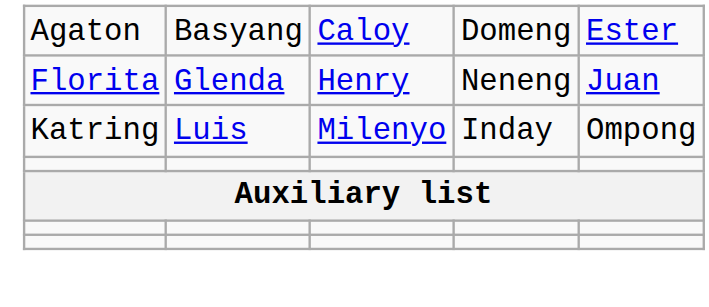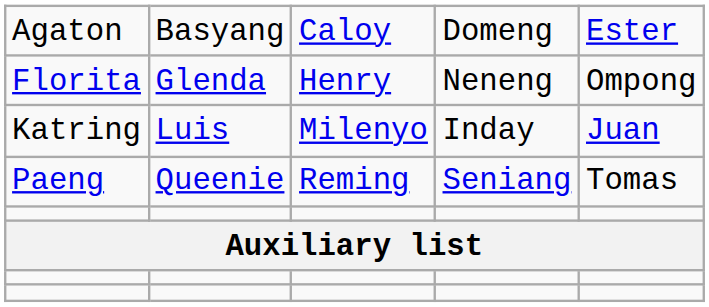(623, 81) Juan -> (641, 81) Ompong
(641, 131) Ompong -> (623, 131) Juan
+ row: (58, 181)
